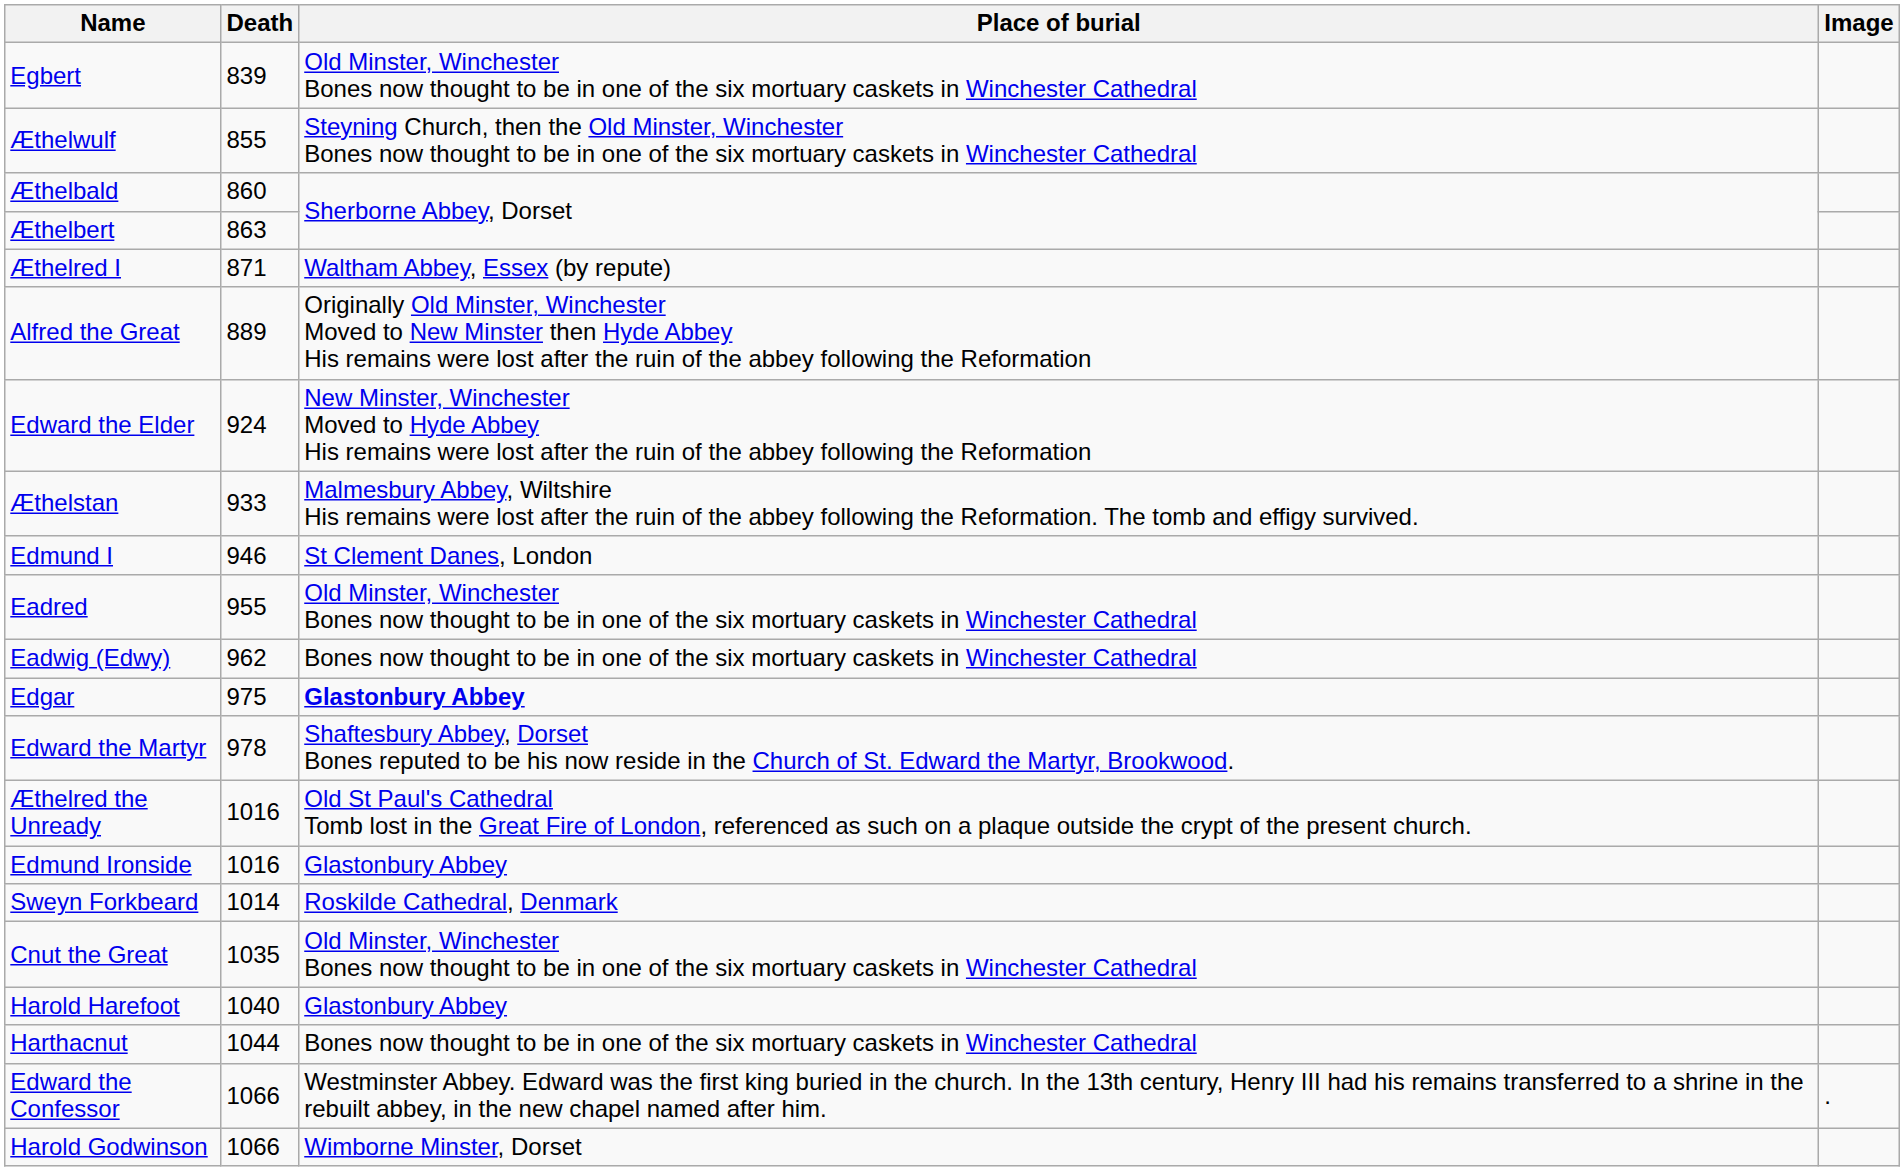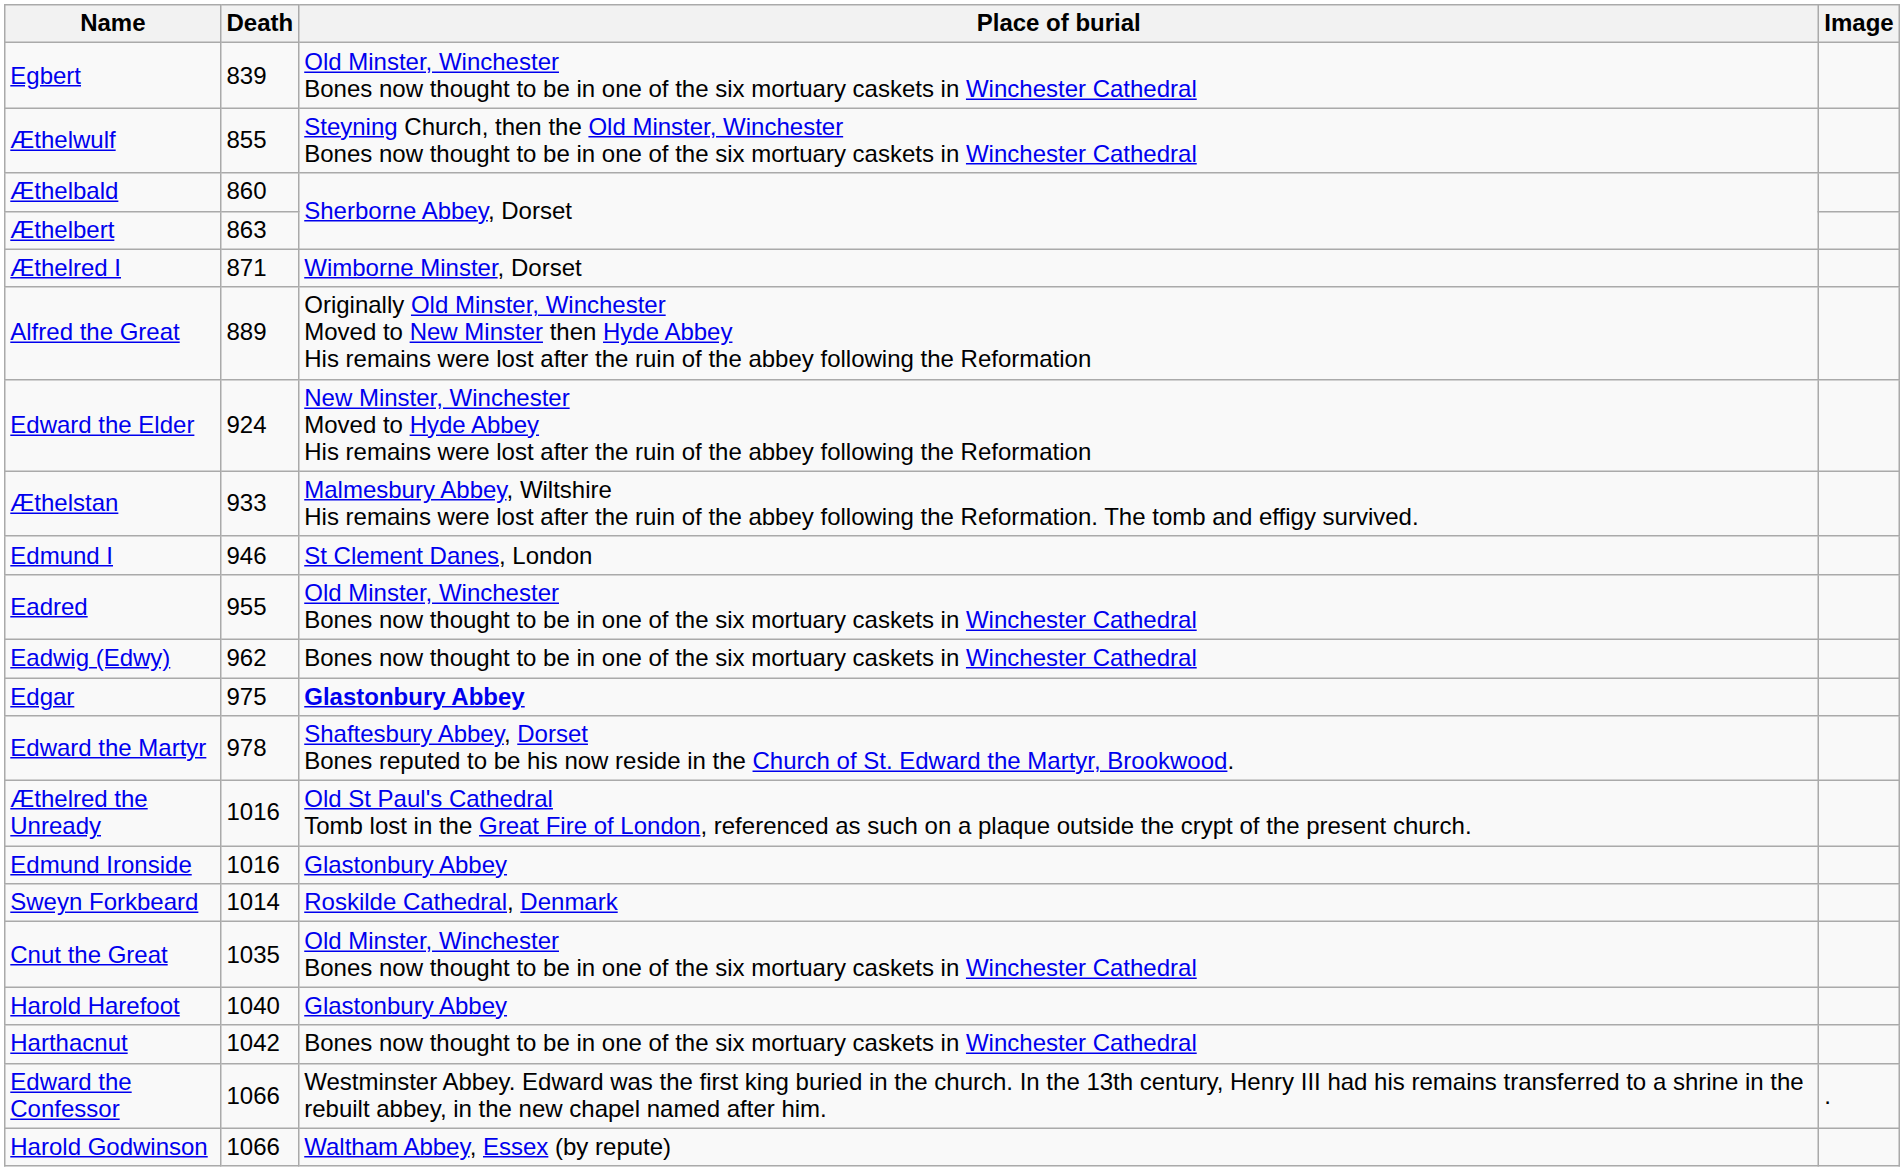(488, 267) Waltham Abbey, Essex (by repute) -> (443, 267) Wimborne Minster, Dorset
(253, 1043) 1044 -> (253, 1043) 1042
(443, 1146) Wimborne Minster, Dorset -> (488, 1146) Waltham Abbey, Essex (by repute)
